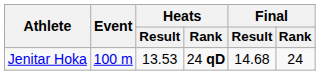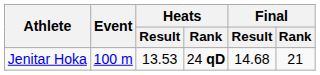(295, 59) 24 -> (295, 59) 21
